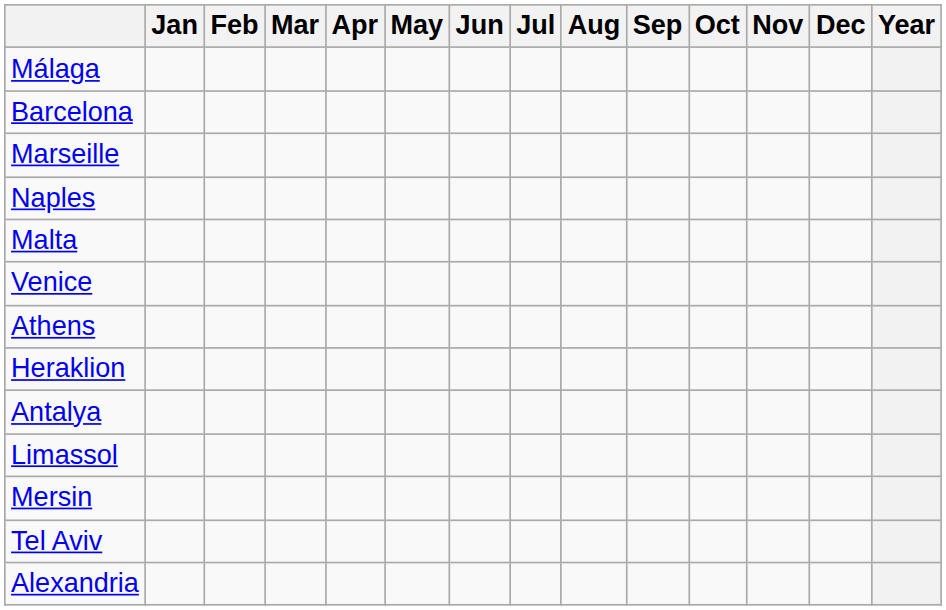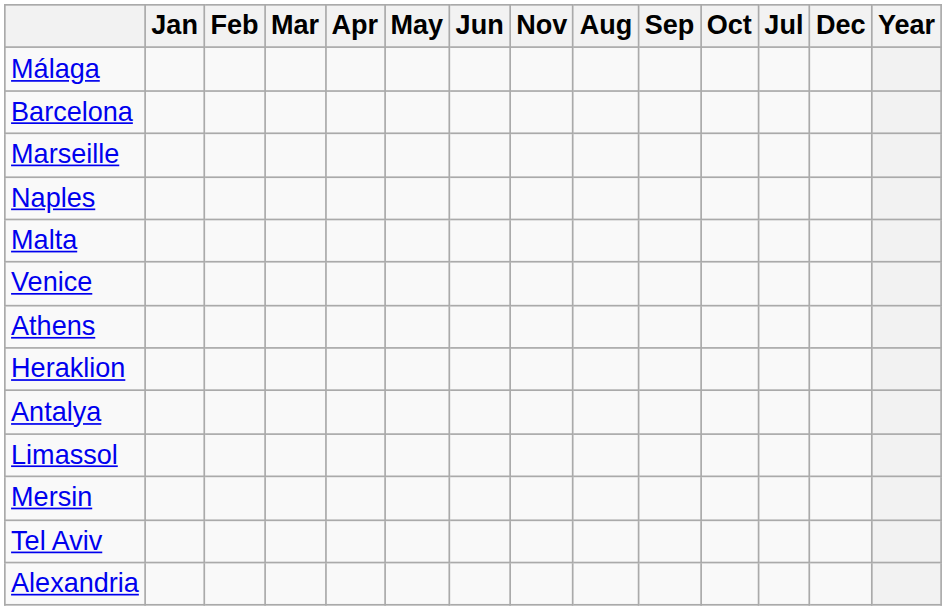columns swapped: (536, 25) <-> (778, 25)
